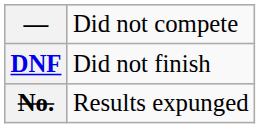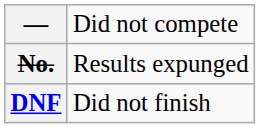rows swapped: (36, 63) <-> (36, 102)
